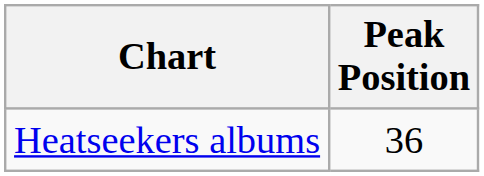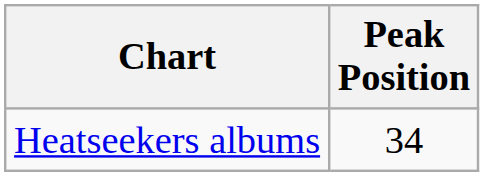(404, 139) 36 -> (404, 139) 34
